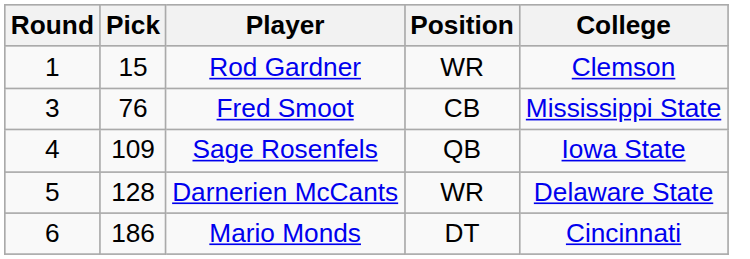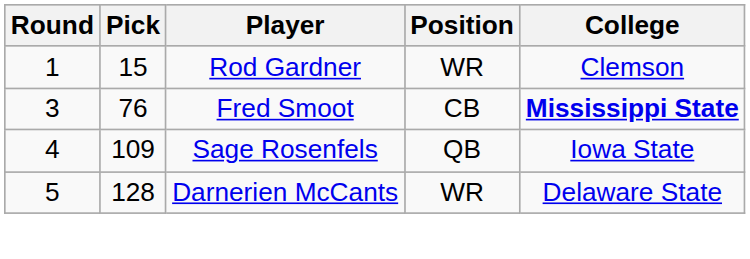(624, 108) normal -> (632, 108) bold
- row: (285, 233)
